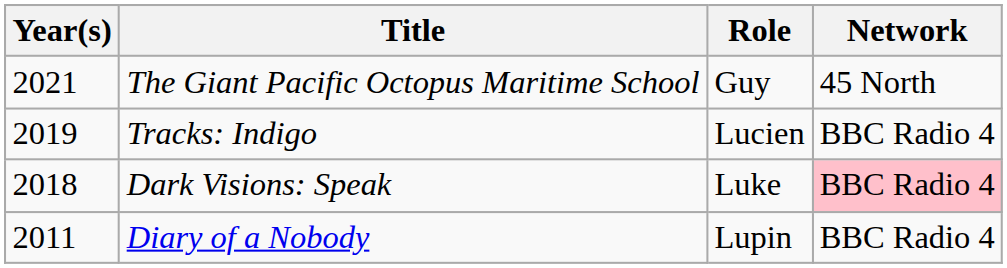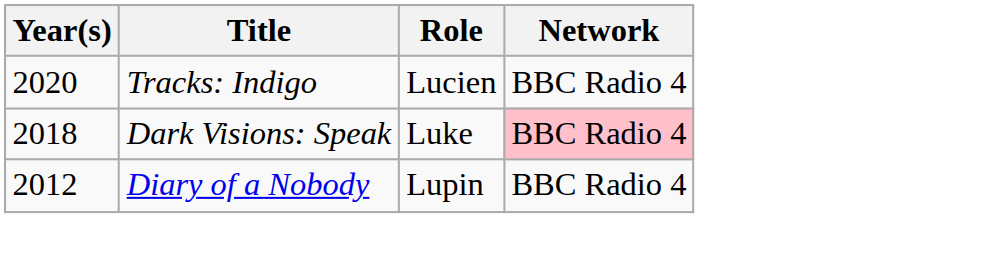- row: (413, 81)
(45, 133) 2019 -> (45, 81) 2020
(44, 236) 2011 -> (45, 184) 2012
